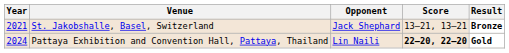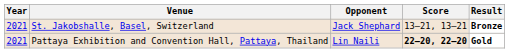(17, 40) 2024 -> (17, 40) 2021
